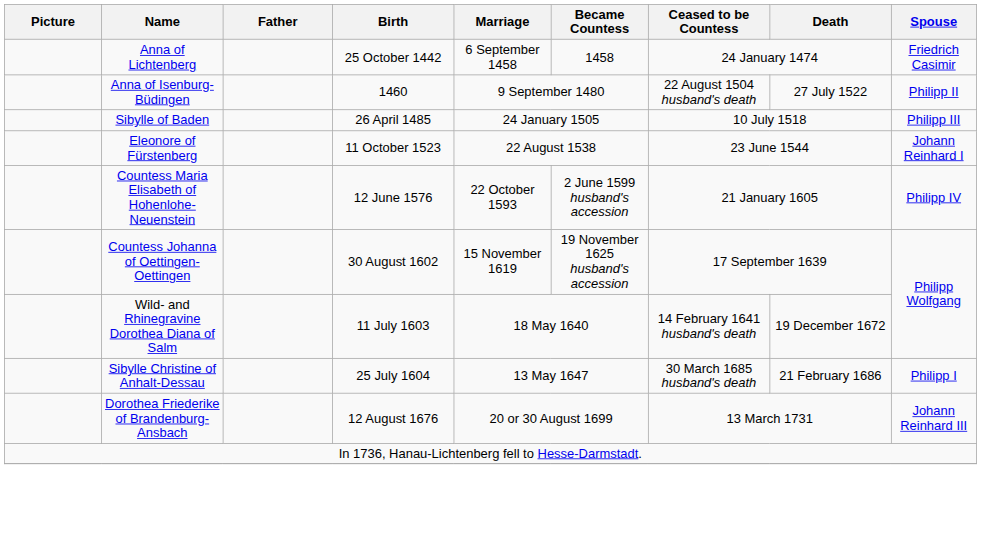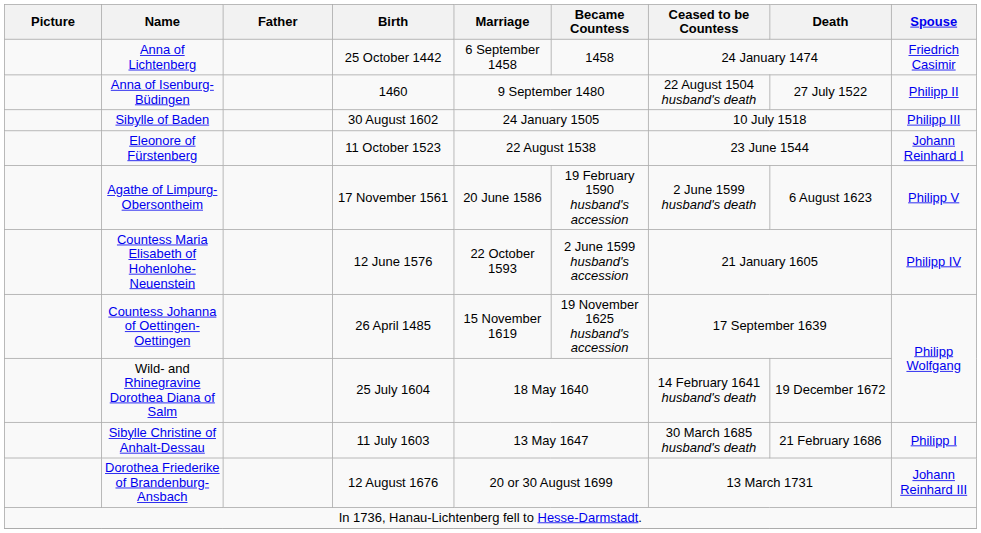(393, 120) 26 April 1485 -> (393, 120) 30 August 1602
+ row: (162, 197)
(393, 262) 30 August 1602 -> (393, 326) 26 April 1485
(393, 326) 11 July 1603 -> (393, 390) 25 July 1604
(393, 376) 25 July 1604 -> (393, 440) 11 July 1603
